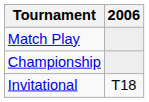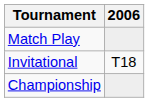rows swapped: (54, 62) <-> (43, 85)
